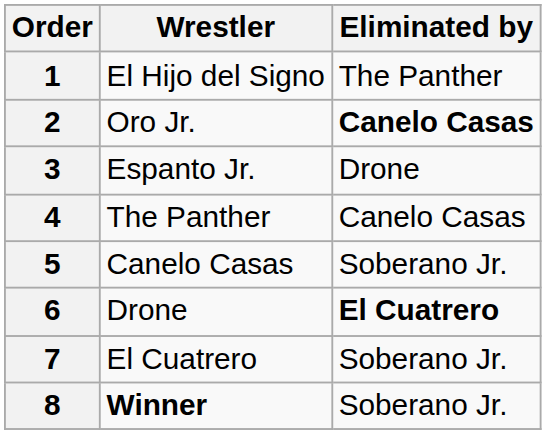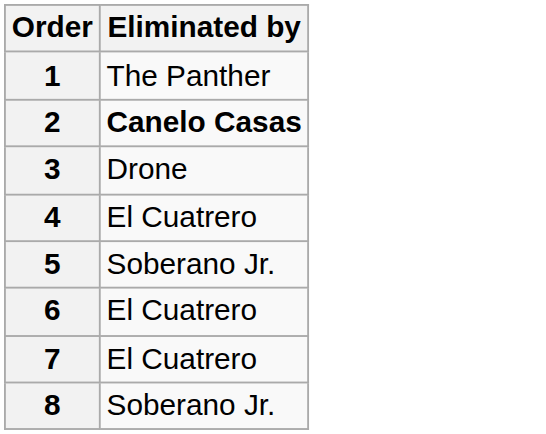- column: (216, 28)
(432, 216) Canelo Casas -> (182, 216) El Cuatrero
(419, 311) bold -> (182, 311) normal
(423, 358) Soberano Jr. -> (182, 358) El Cuatrero
